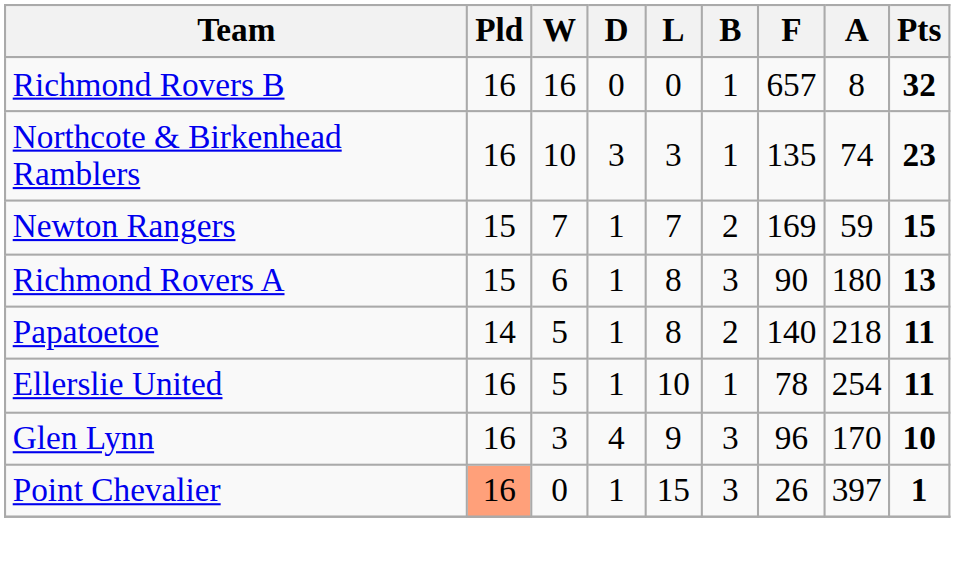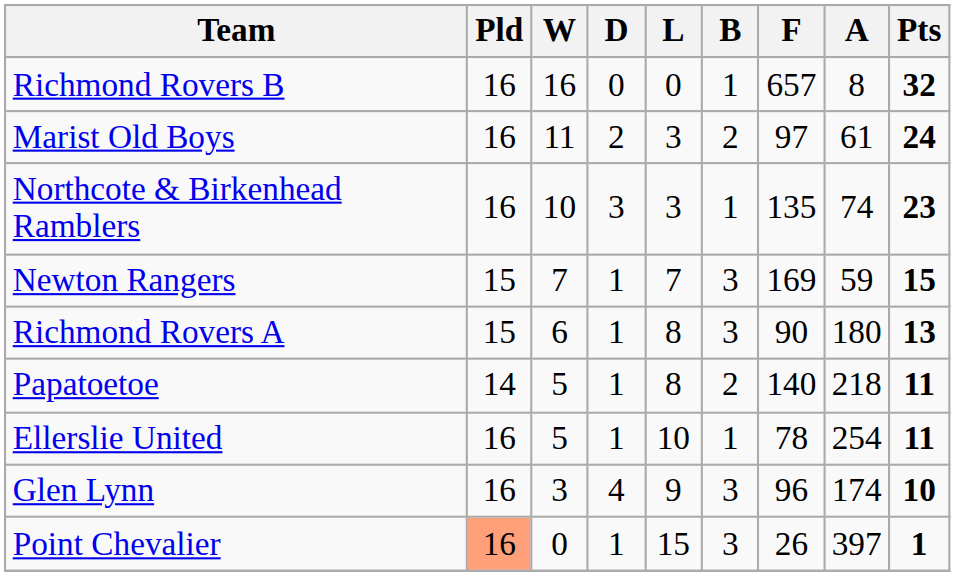+ row: (124, 136)
(730, 226) 2 -> (730, 279) 3
(857, 437) 170 -> (857, 490) 174
